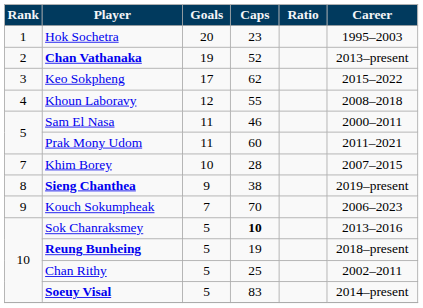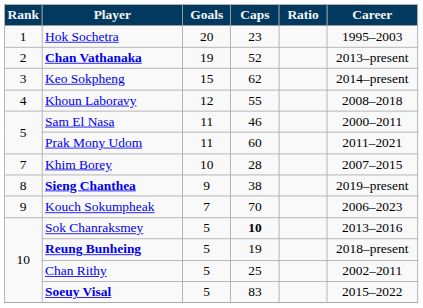(207, 79) 17 -> (207, 79) 15
(372, 79) 2015–2022 -> (372, 79) 2014–present
(372, 292) 2014–present -> (372, 292) 2015–2022
